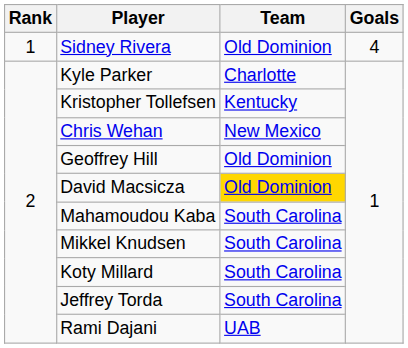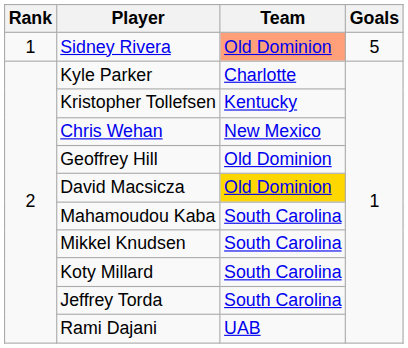(278, 46) no background -> (278, 46) lightsalmon background
(374, 46) 4 -> (374, 46) 5
